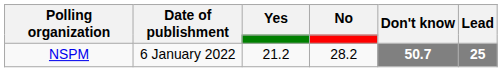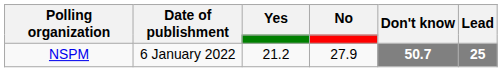(344, 54) 28.2 -> (344, 54) 27.9
